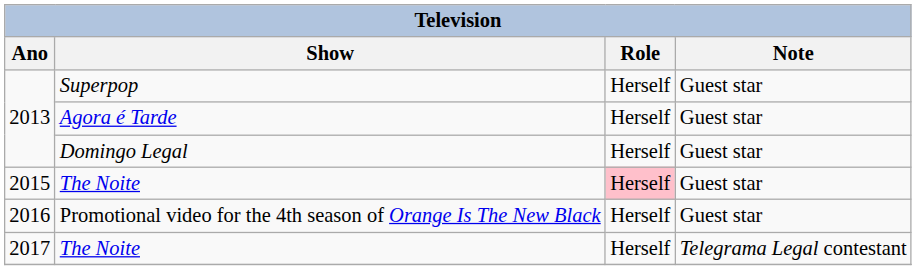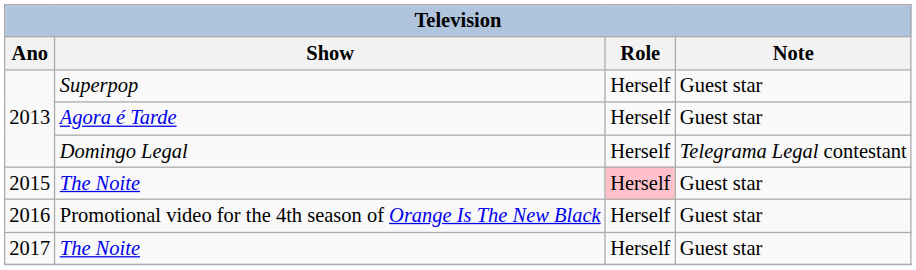(721, 150) Guest star -> (793, 150) Telegrama Legal contestant
(793, 248) Telegrama Legal contestant -> (721, 248) Guest star
